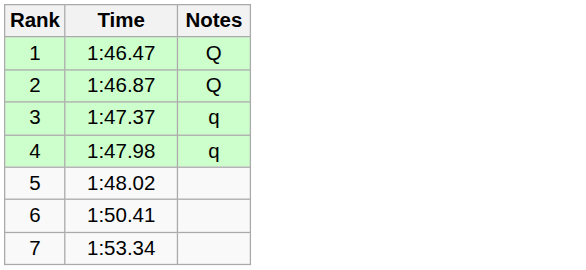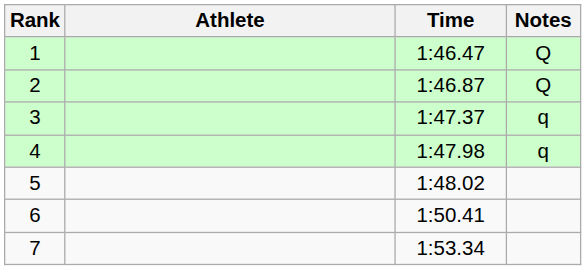+ column: (230, 20)
